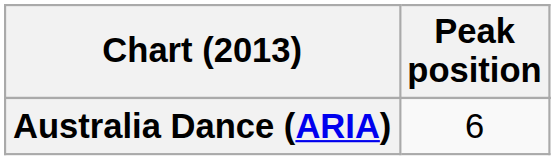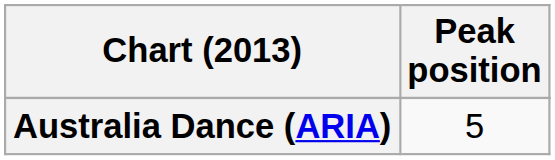(475, 125) 6 -> (475, 125) 5
